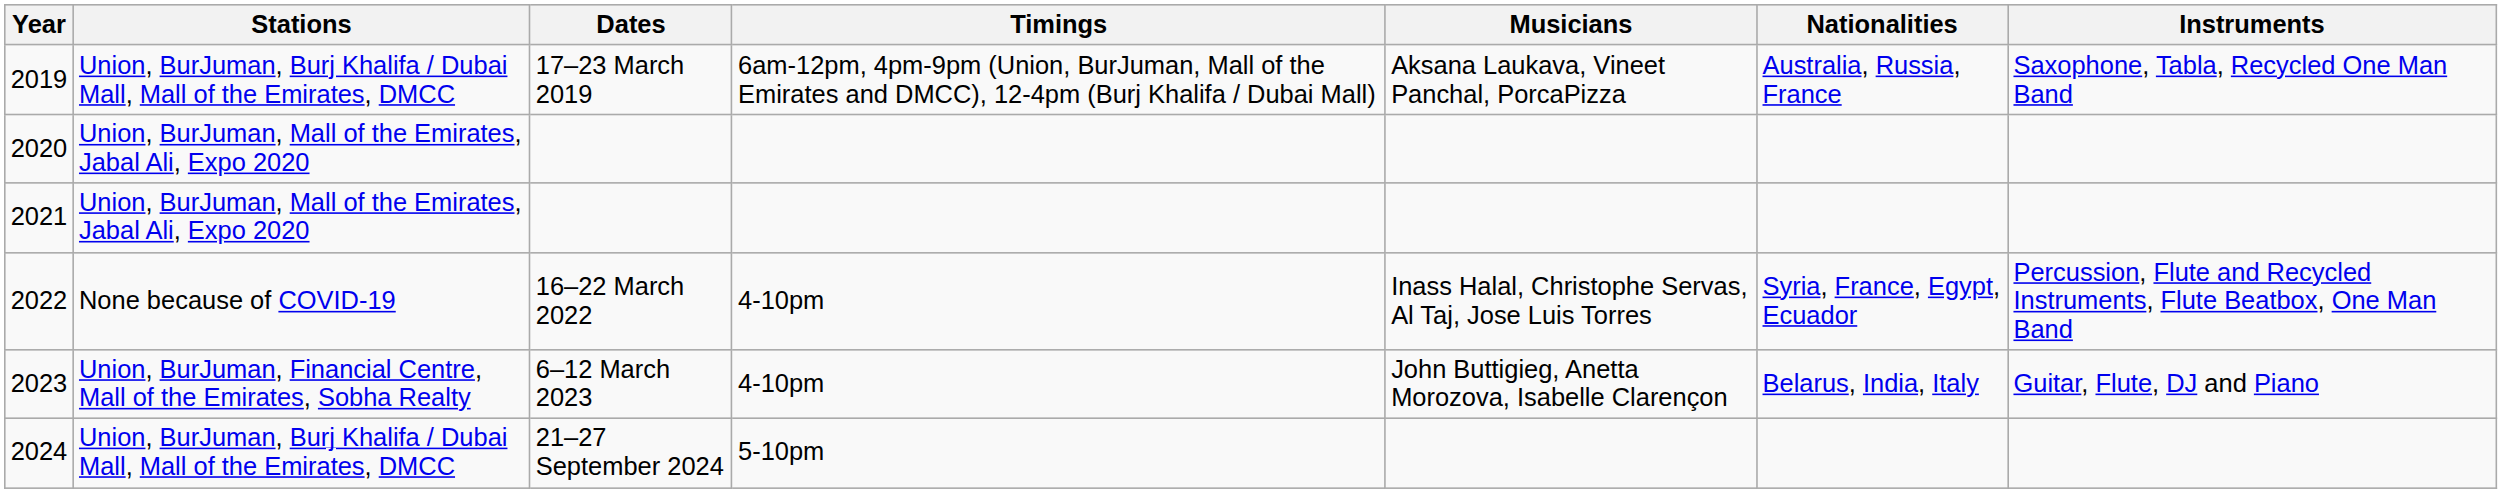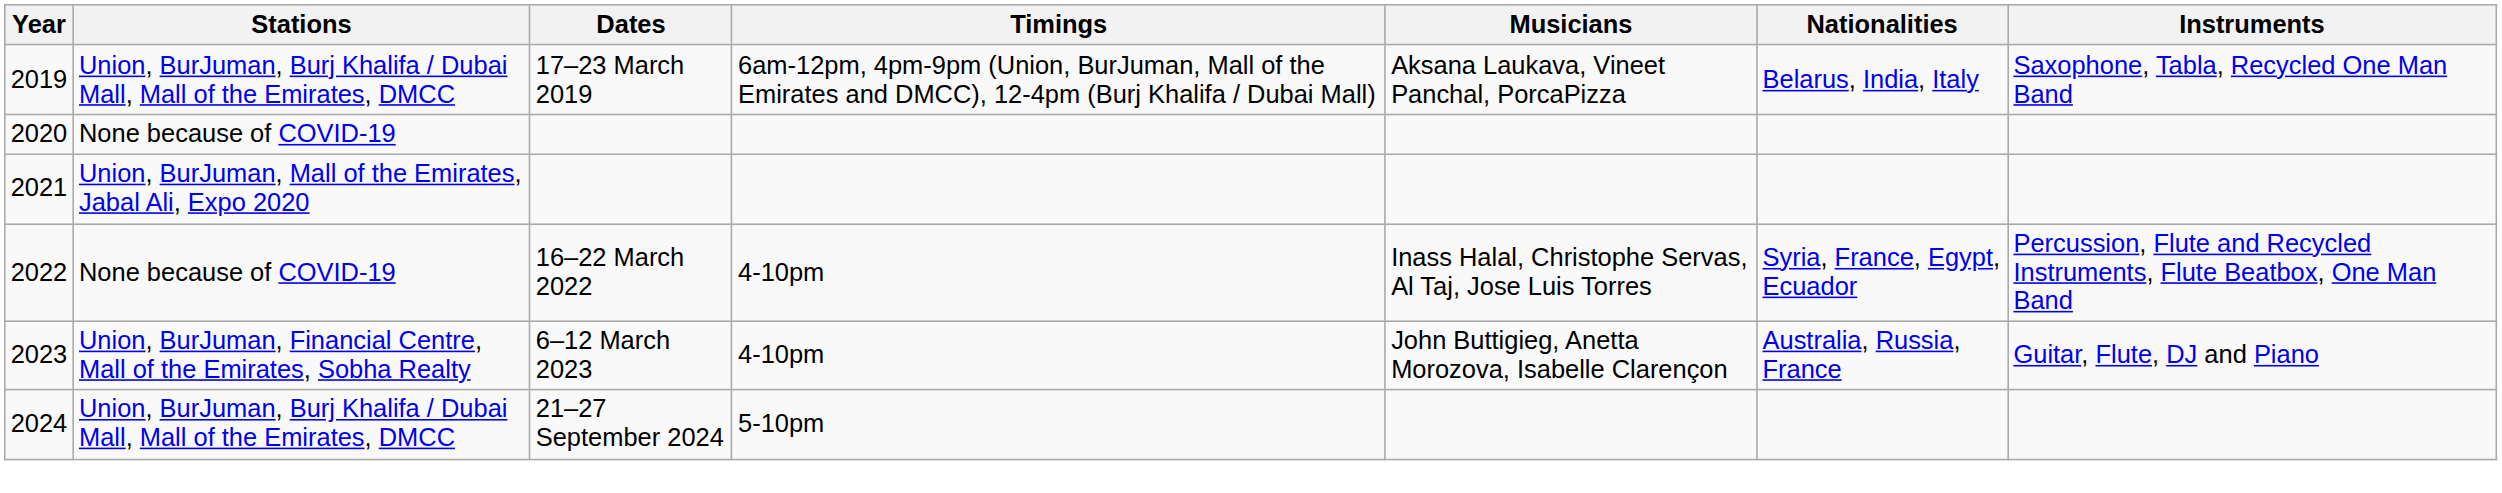(1861, 79) Australia, Russia, France -> (1871, 79) Belarus, India, Italy
(300, 148) Union, BurJuman, Mall of the Emirates, Jabal Ali, Expo 2020 -> (237, 133) None because of COVID-19
(1871, 383) Belarus, India, Italy -> (1861, 355) Australia, Russia, France
